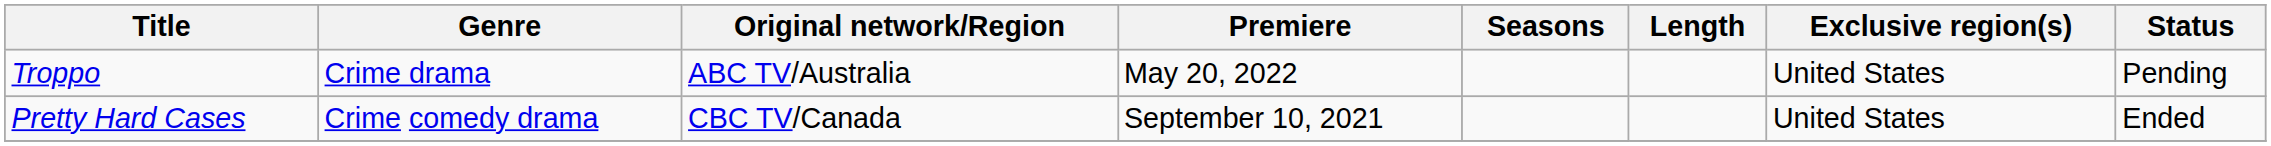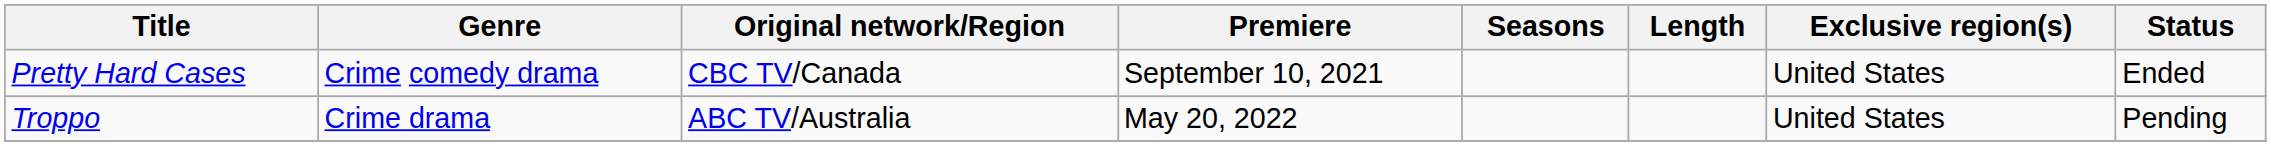rows swapped: (128, 118) <-> (56, 72)
